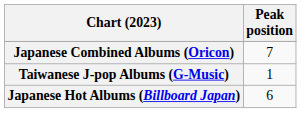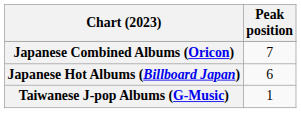rows swapped: (124, 96) <-> (124, 74)
